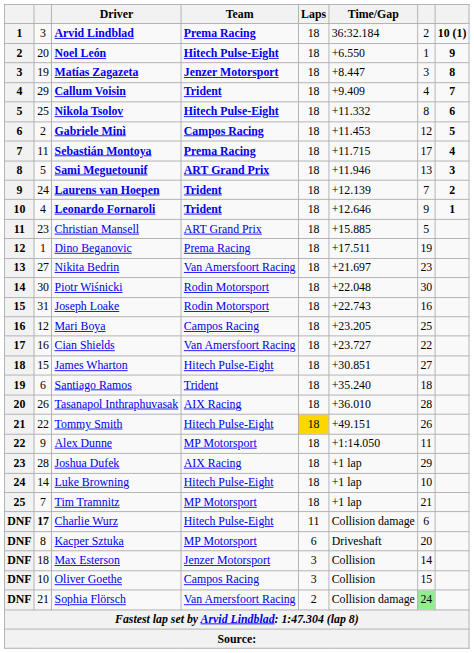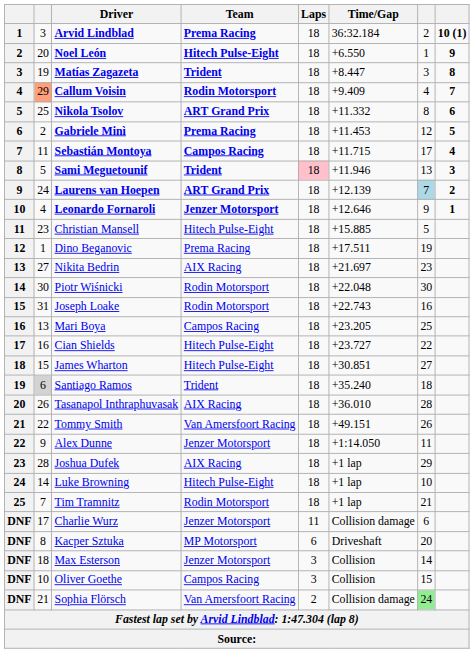(231, 72) Jenzer Motorsport -> (203, 72) Trident
(43, 91) no background -> (43, 91) lightsalmon background
(203, 91) Trident -> (230, 91) Rodin Motorsport
(231, 111) Hitech Pulse-Eight -> (227, 111) ART Grand Prix
(224, 130) Campos Racing -> (220, 130) Prema Racing
(220, 150) Prema Racing -> (224, 150) Campos Racing
(227, 170) ART Grand Prix -> (203, 170) Trident
(314, 170) no background -> (314, 170) pink background
(203, 189) Trident -> (227, 189) ART Grand Prix
(426, 189) no background -> (426, 189) lightblue background
(203, 209) Trident -> (231, 209) Jenzer Motorsport
(223, 228) ART Grand Prix -> (229, 228) Hitech Pulse-Eight
(240, 267) Van Amersfoort Racing -> (213, 267) AIX Racing
(43, 326) 12 -> (43, 326) 13
(240, 345) Van Amersfoort Racing -> (229, 345) Hitech Pulse-Eight
(43, 384) no background -> (43, 384) lightgrey background
(229, 423) Hitech Pulse-Eight -> (240, 423) Van Amersfoort Racing
(314, 423) gold background -> (314, 423) no background
(220, 443) MP Motorsport -> (227, 443) Jenzer Motorsport
(220, 501) MP Motorsport -> (226, 501) Rodin Motorsport
(43, 521) bold -> (43, 521) normal
(229, 521) Hitech Pulse-Eight -> (227, 521) Jenzer Motorsport
